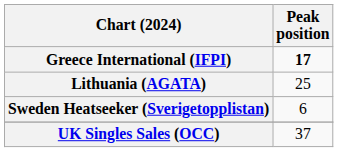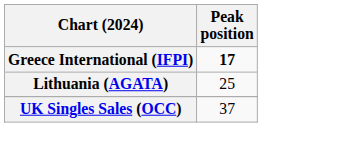- row: (139, 109)
